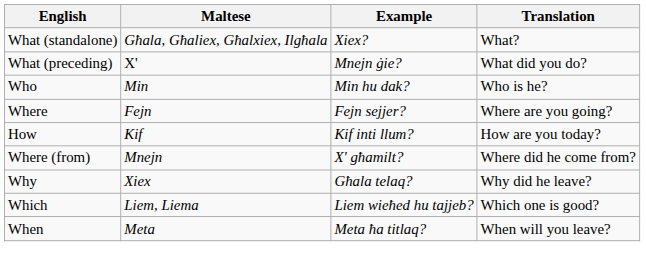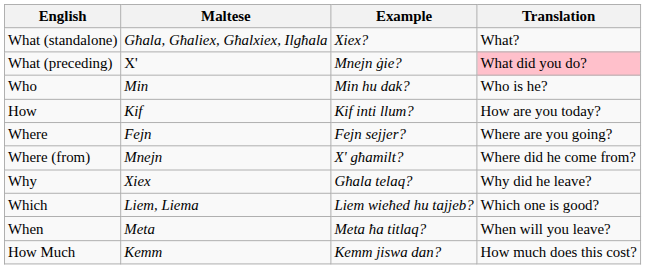(534, 63) no background -> (534, 63) pink background
rows swapped: (22, 134) <-> (28, 110)
+ row: (42, 252)
